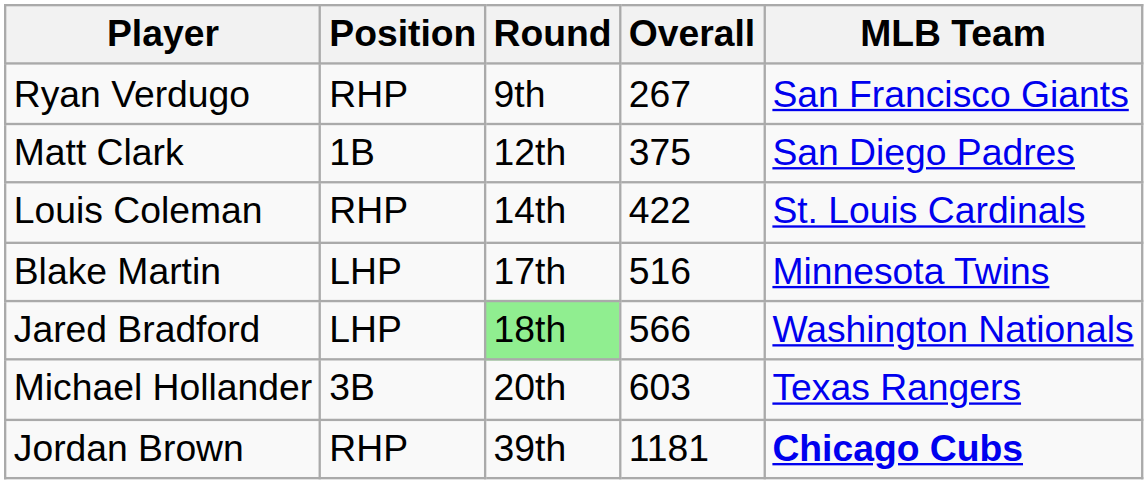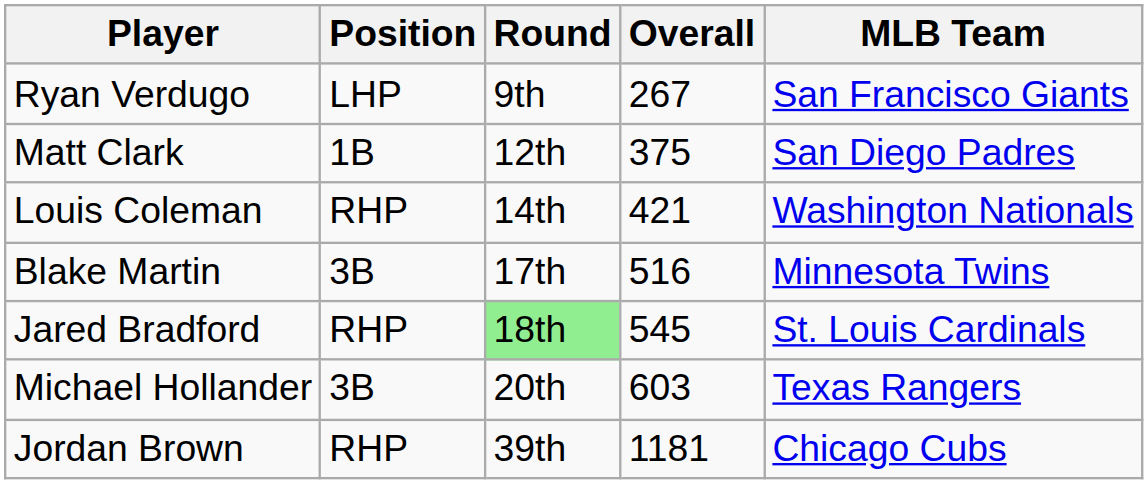(369, 93) RHP -> (366, 93) LHP
(660, 211) 422 -> (660, 211) 421
(929, 211) St. Louis Cardinals -> (953, 211) Washington Nationals
(366, 270) LHP -> (352, 270) 3B
(366, 329) LHP -> (369, 329) RHP
(660, 329) 566 -> (660, 329) 545
(953, 329) Washington Nationals -> (929, 329) St. Louis Cardinals
(898, 447) bold -> (889, 447) normal
